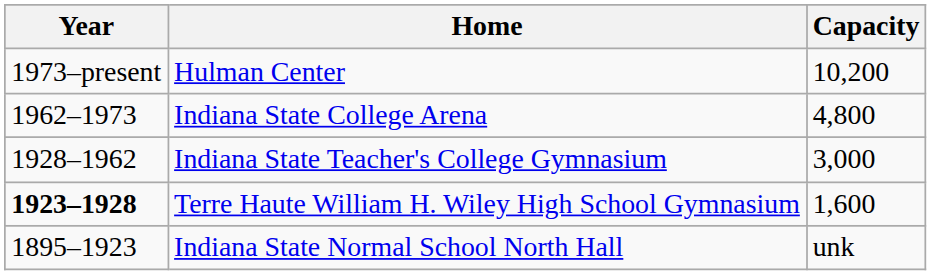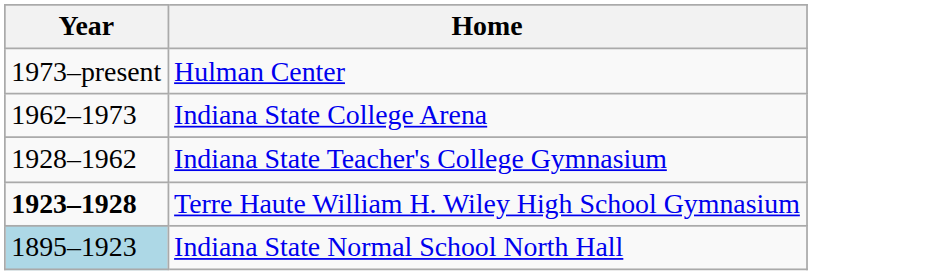- column: (866, 26)
(74, 247) no background -> (74, 247) lightblue background
